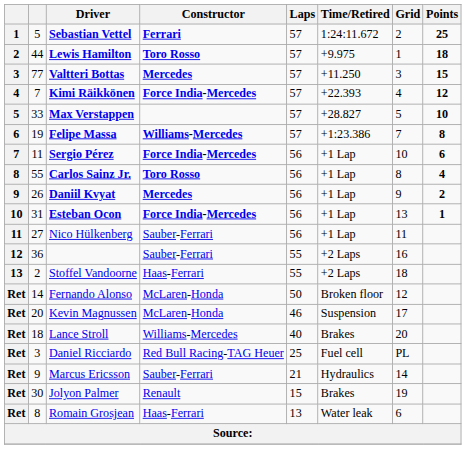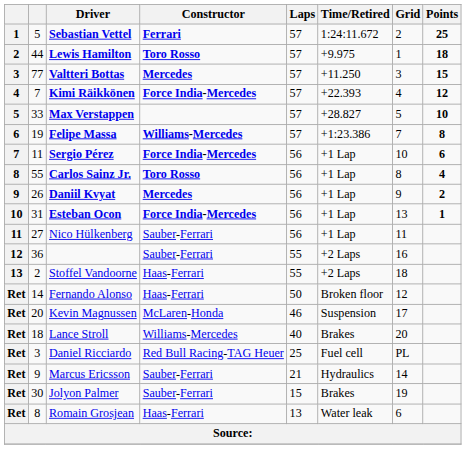(183, 293) McLaren-Honda -> (173, 293) Haas-Ferrari
(161, 393) Renault -> (178, 393) Sauber-Ferrari
